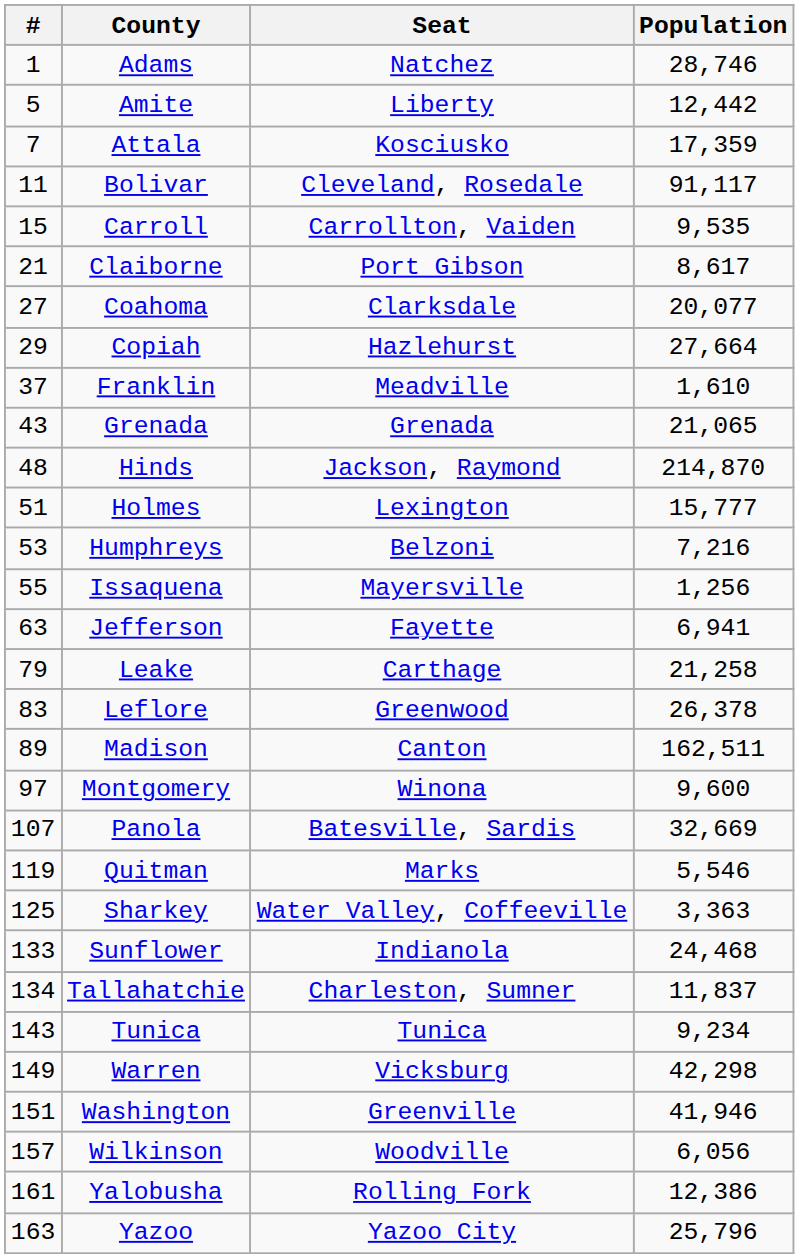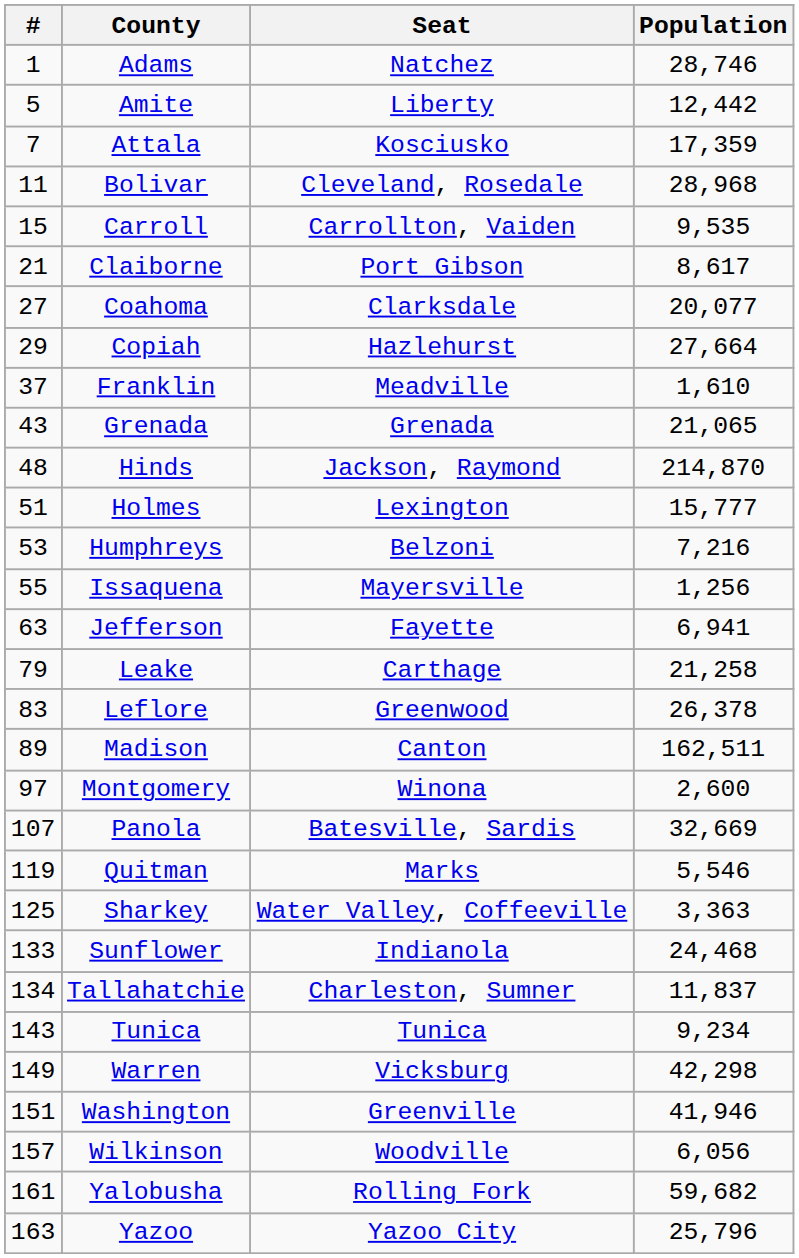(713, 186) 91,117 -> (713, 186) 28,968
(713, 790) 9,600 -> (713, 790) 2,600
(713, 1193) 12,386 -> (713, 1193) 59,682
